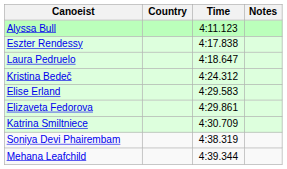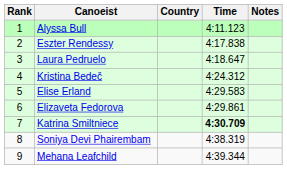+ column: (19, 12)
(218, 124) normal -> (225, 124) bold
